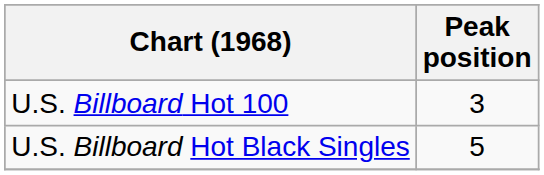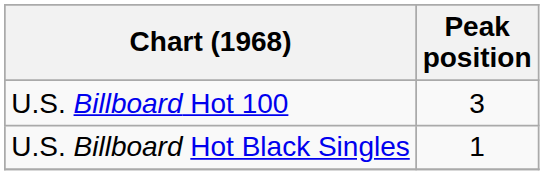(477, 147) 5 -> (477, 147) 1
